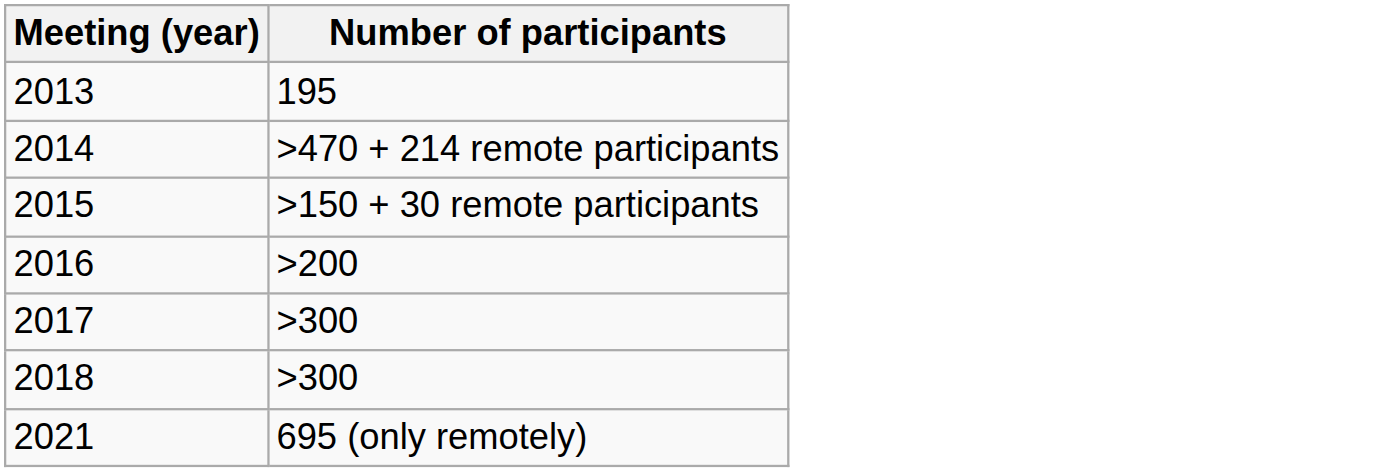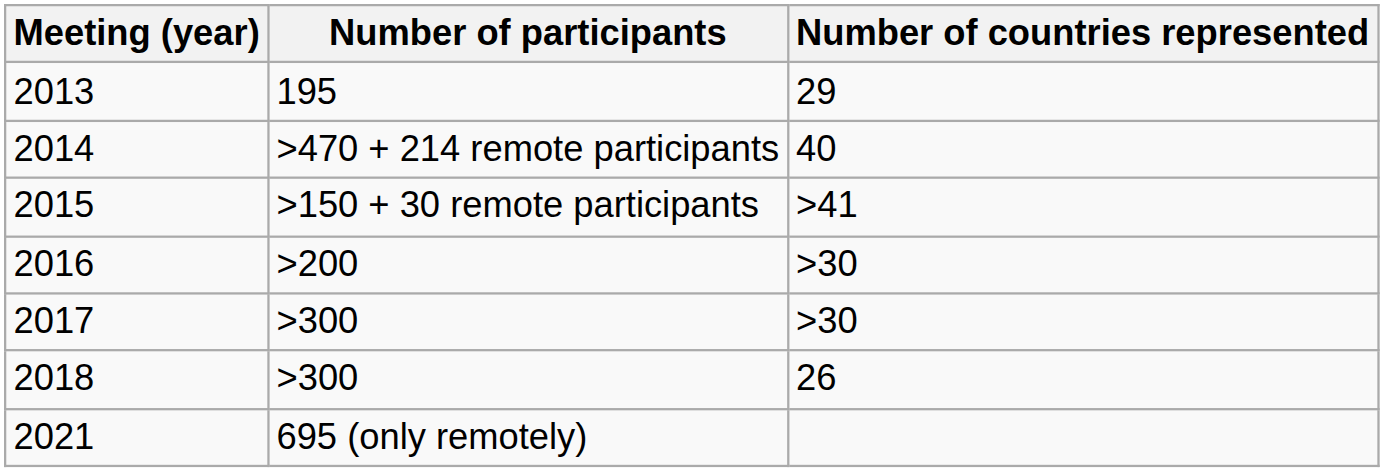+ column: (1083, 33)
